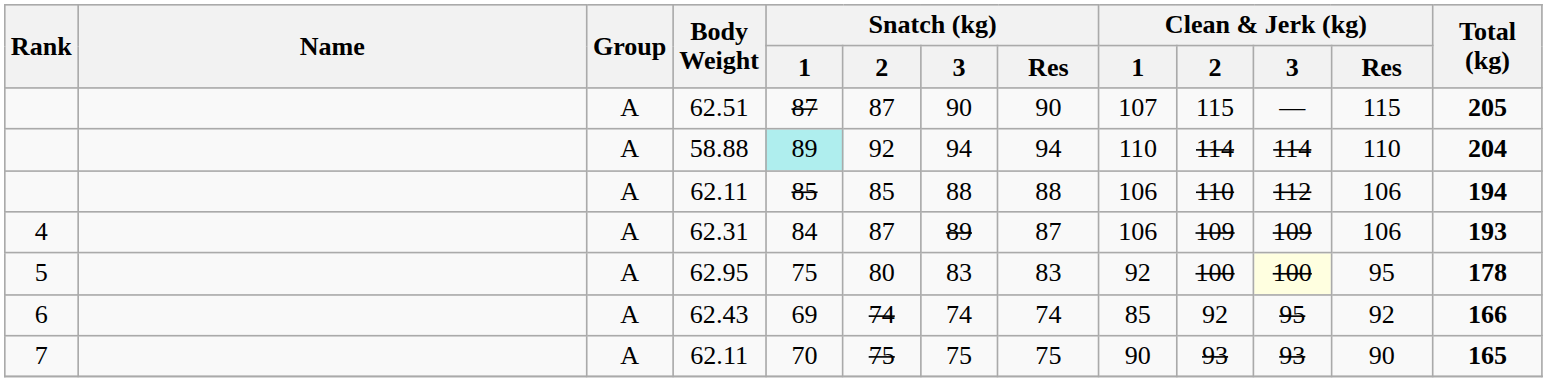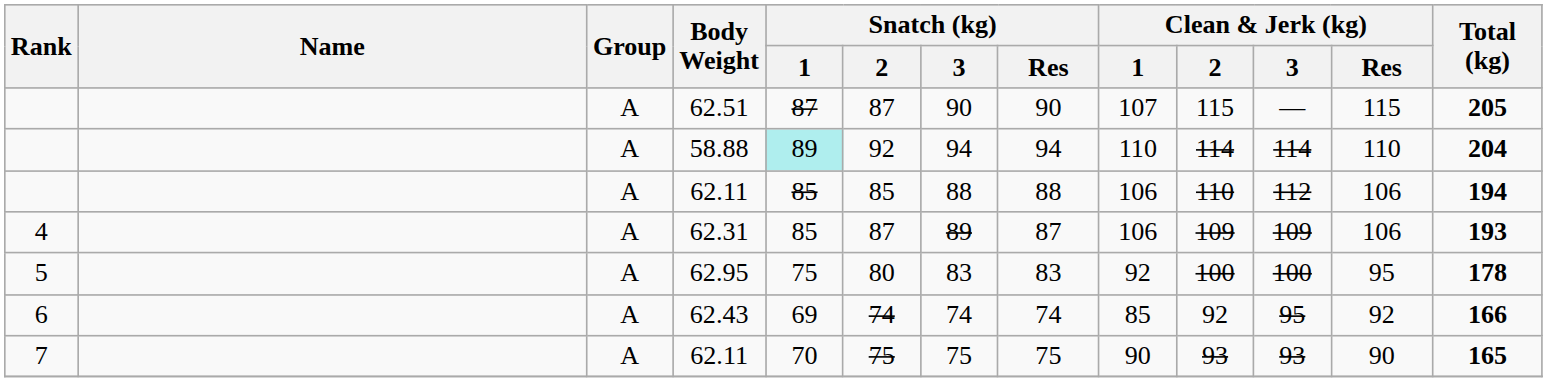(805, 231) 84 -> (805, 231) 85
(1292, 273) lightyellow background -> (1292, 273) no background
